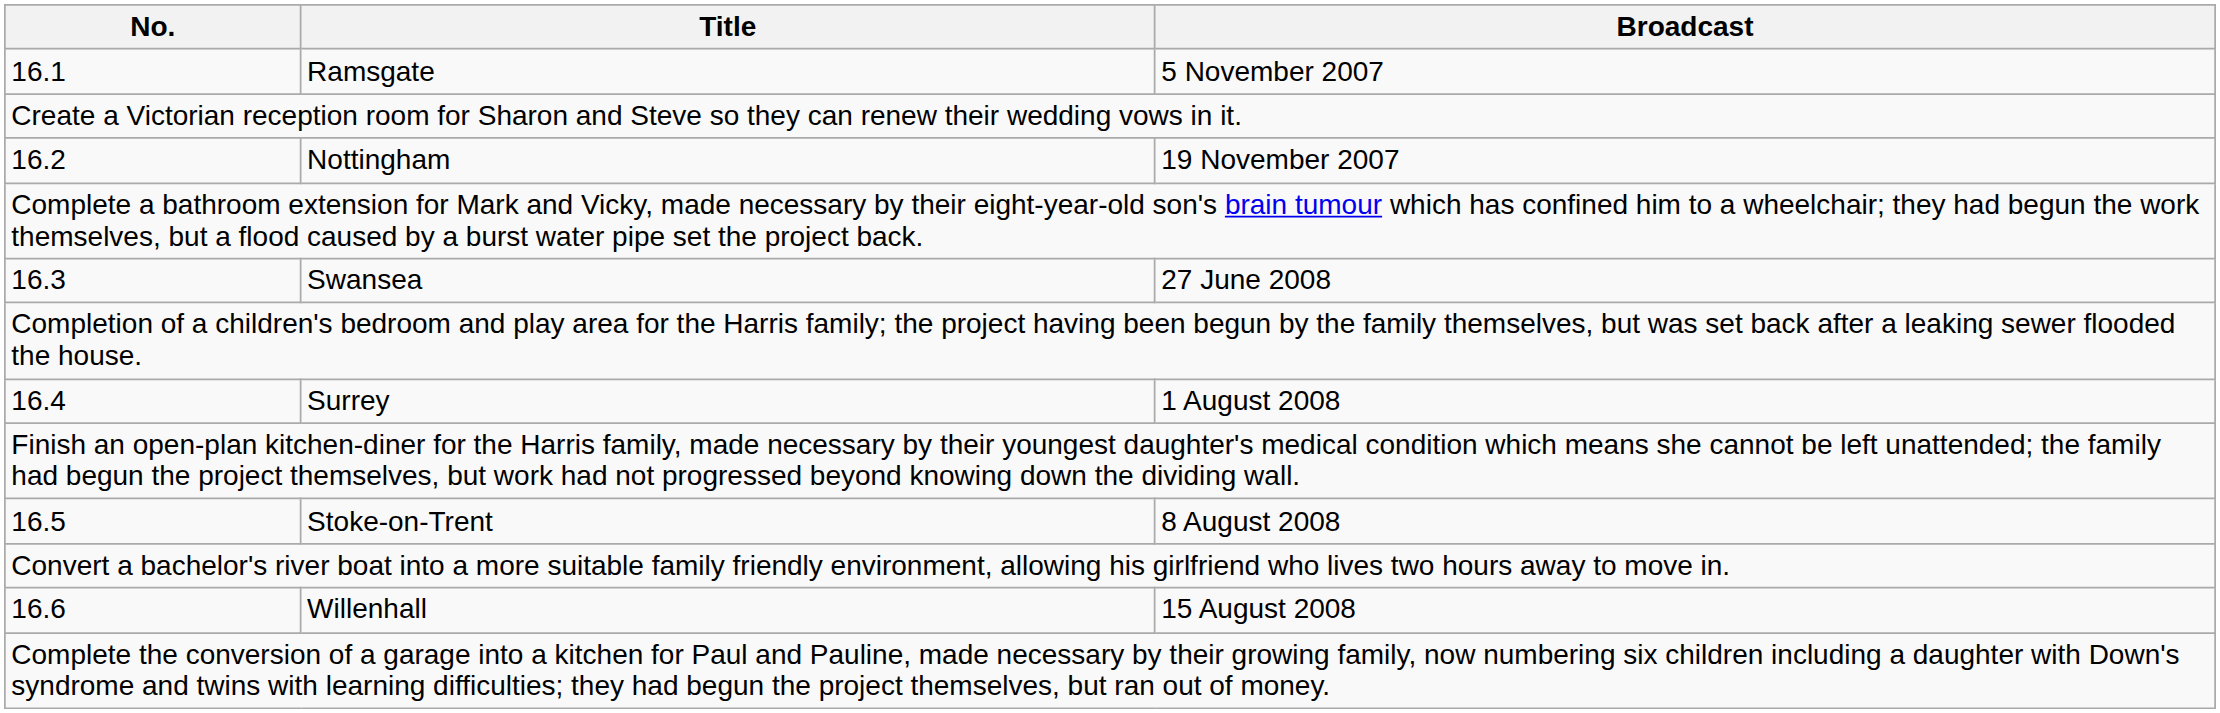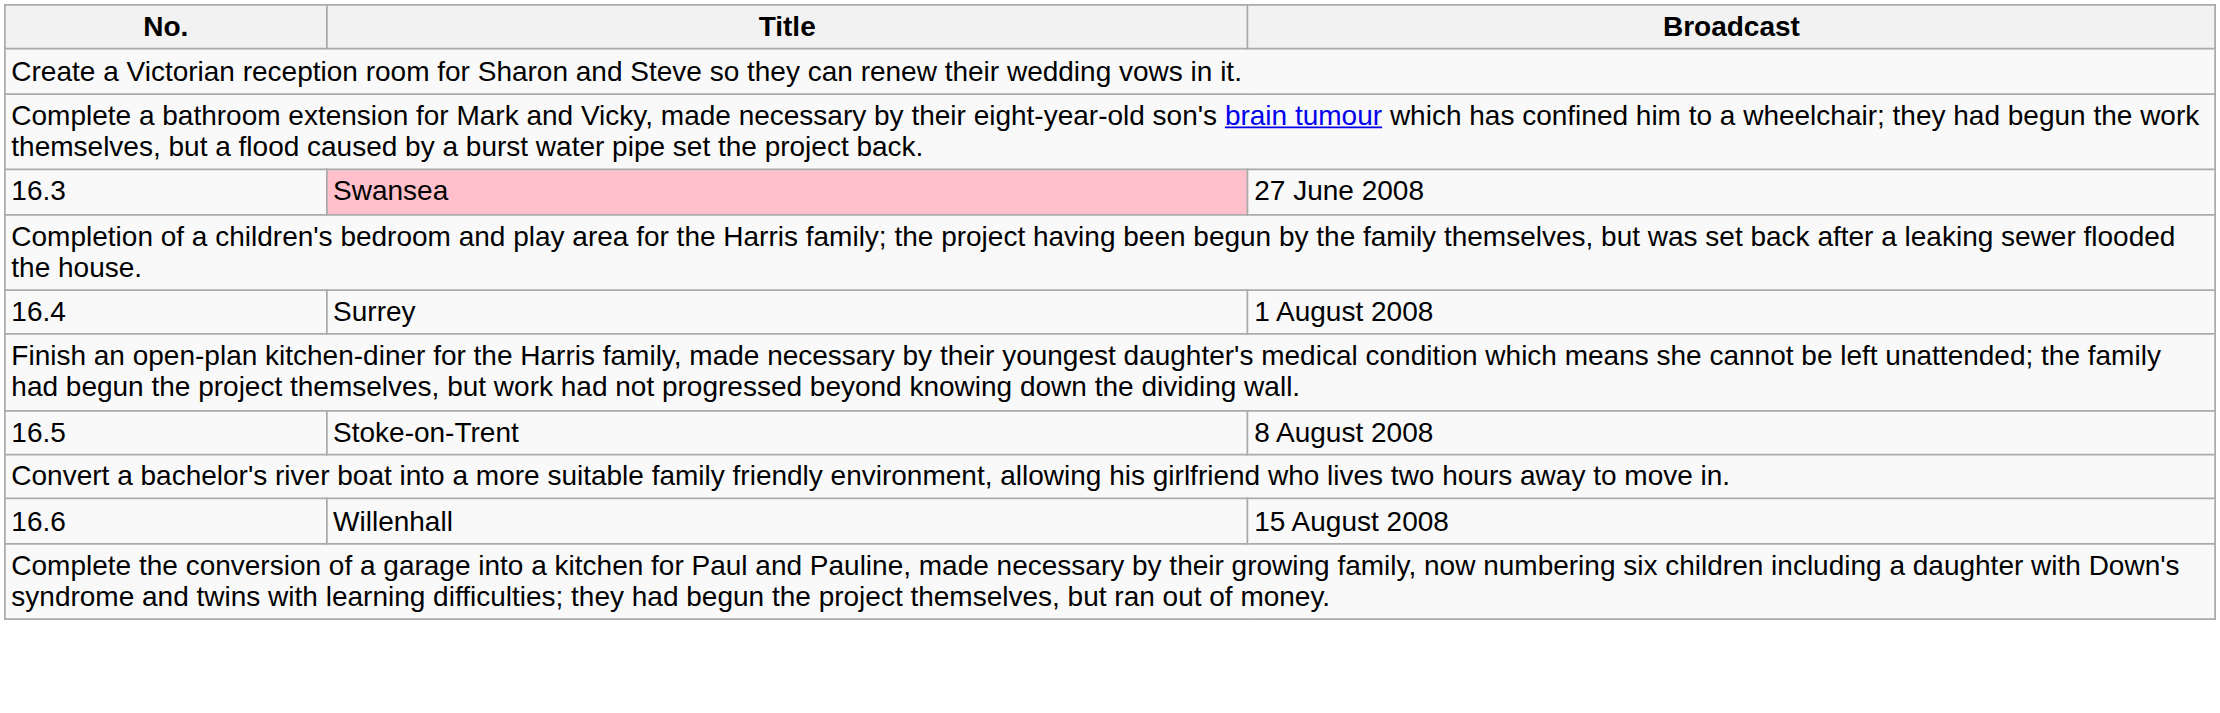- row: (39, 71)
- row: (39, 159)
(365, 280) no background -> (391, 191) pink background
